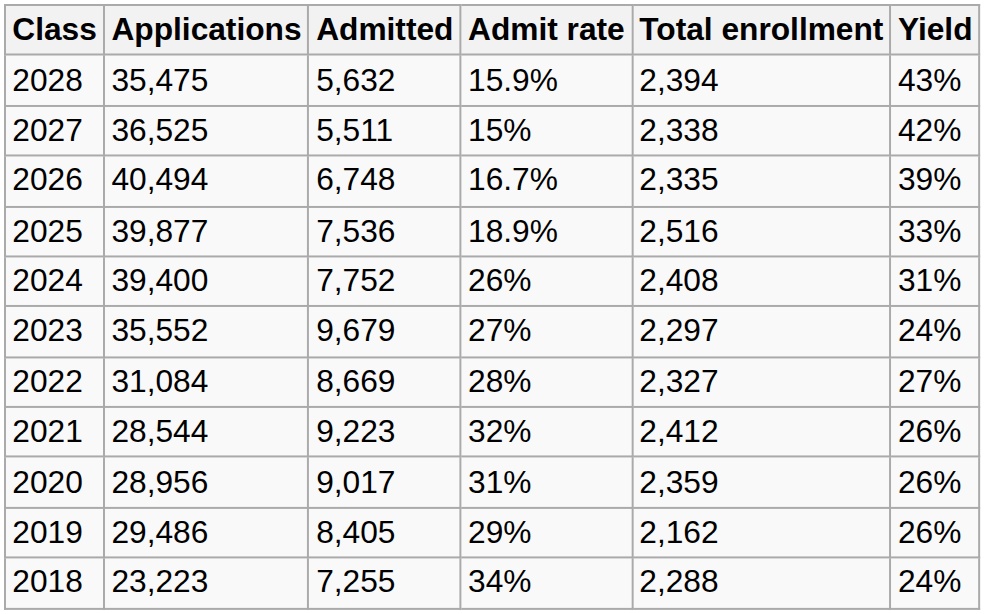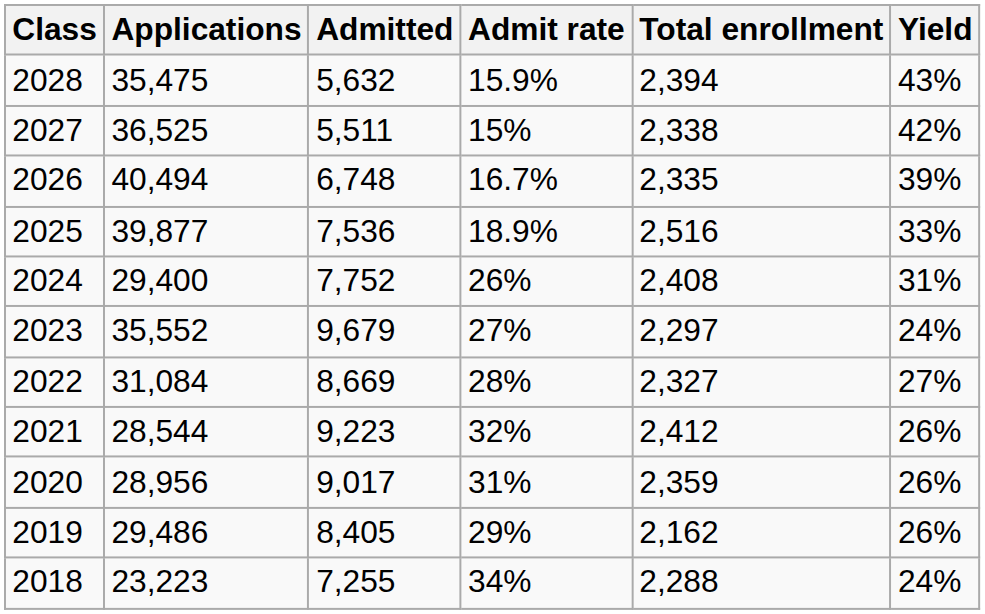(160, 280) 39,400 -> (160, 280) 29,400
